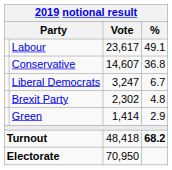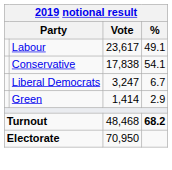(123, 64) 14,607 -> (123, 64) 17,838
(155, 64) 36.8 -> (155, 64) 54.1
- row: (40, 99)
(123, 138) 48,418 -> (123, 121) 48,468
